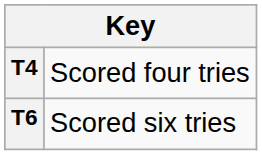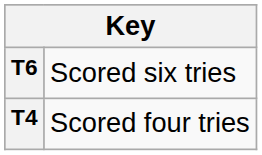rows swapped: (24, 67) <-> (24, 118)
